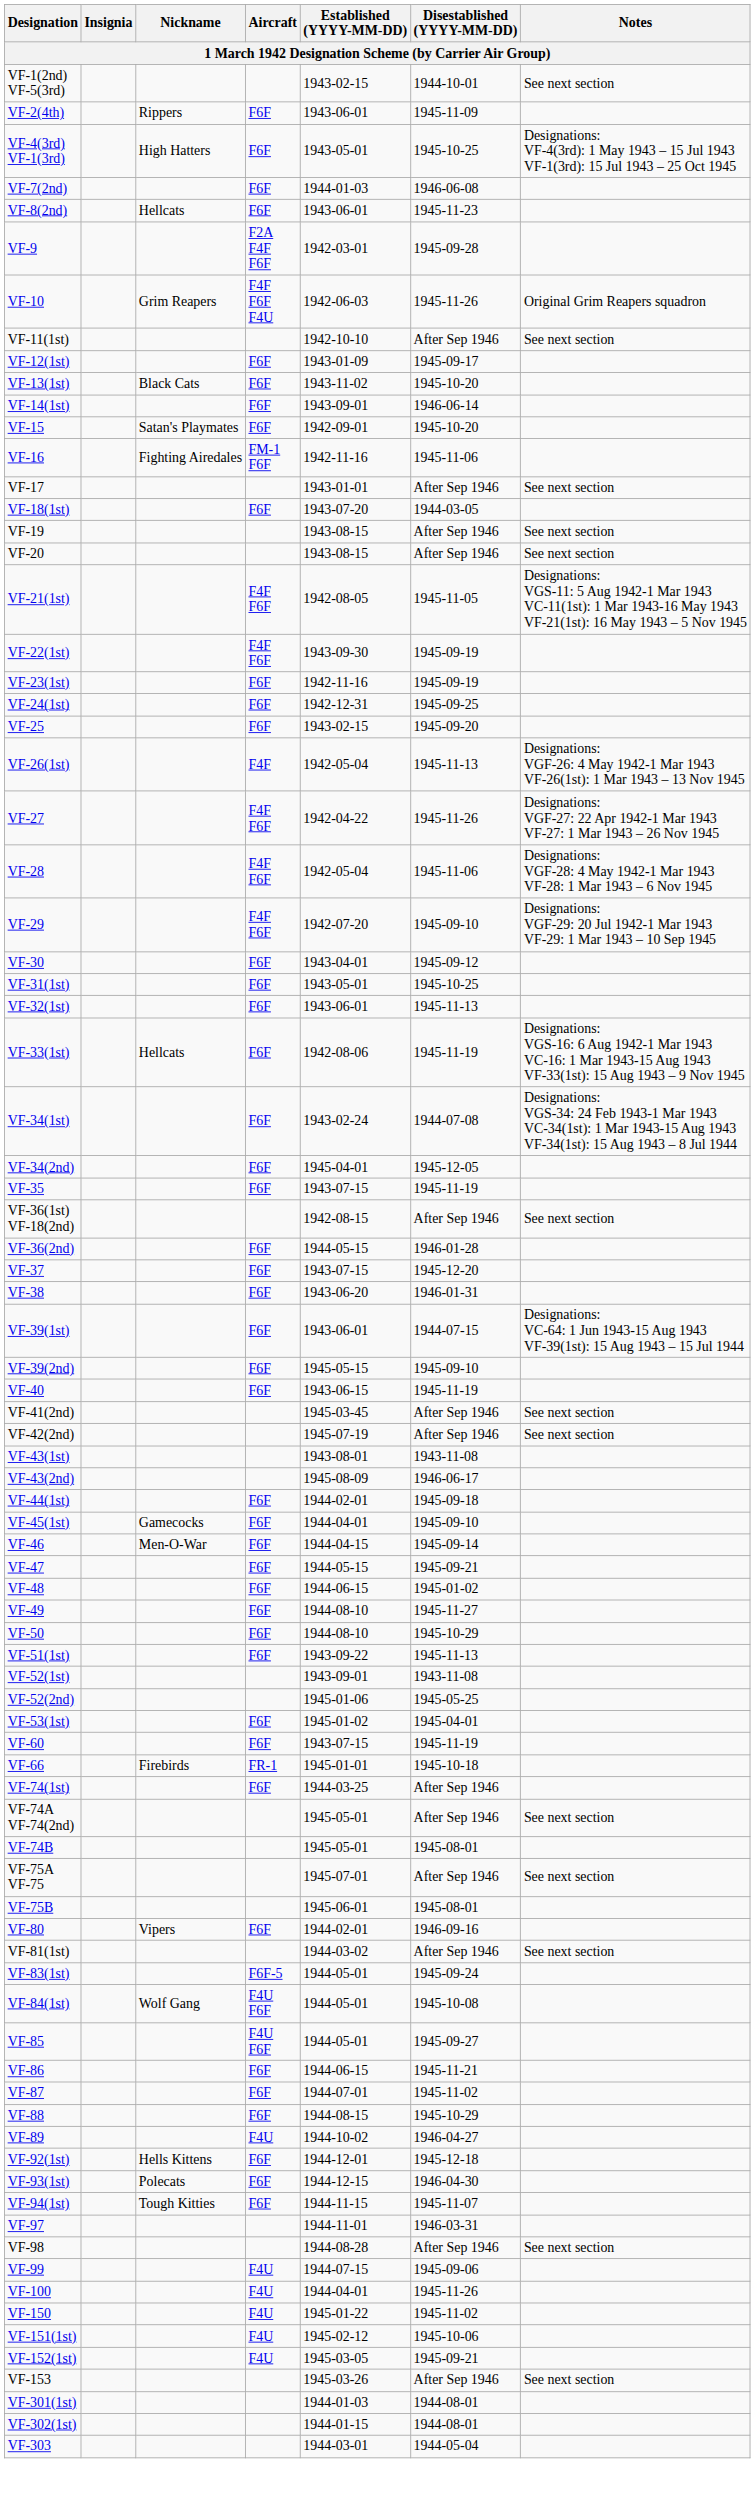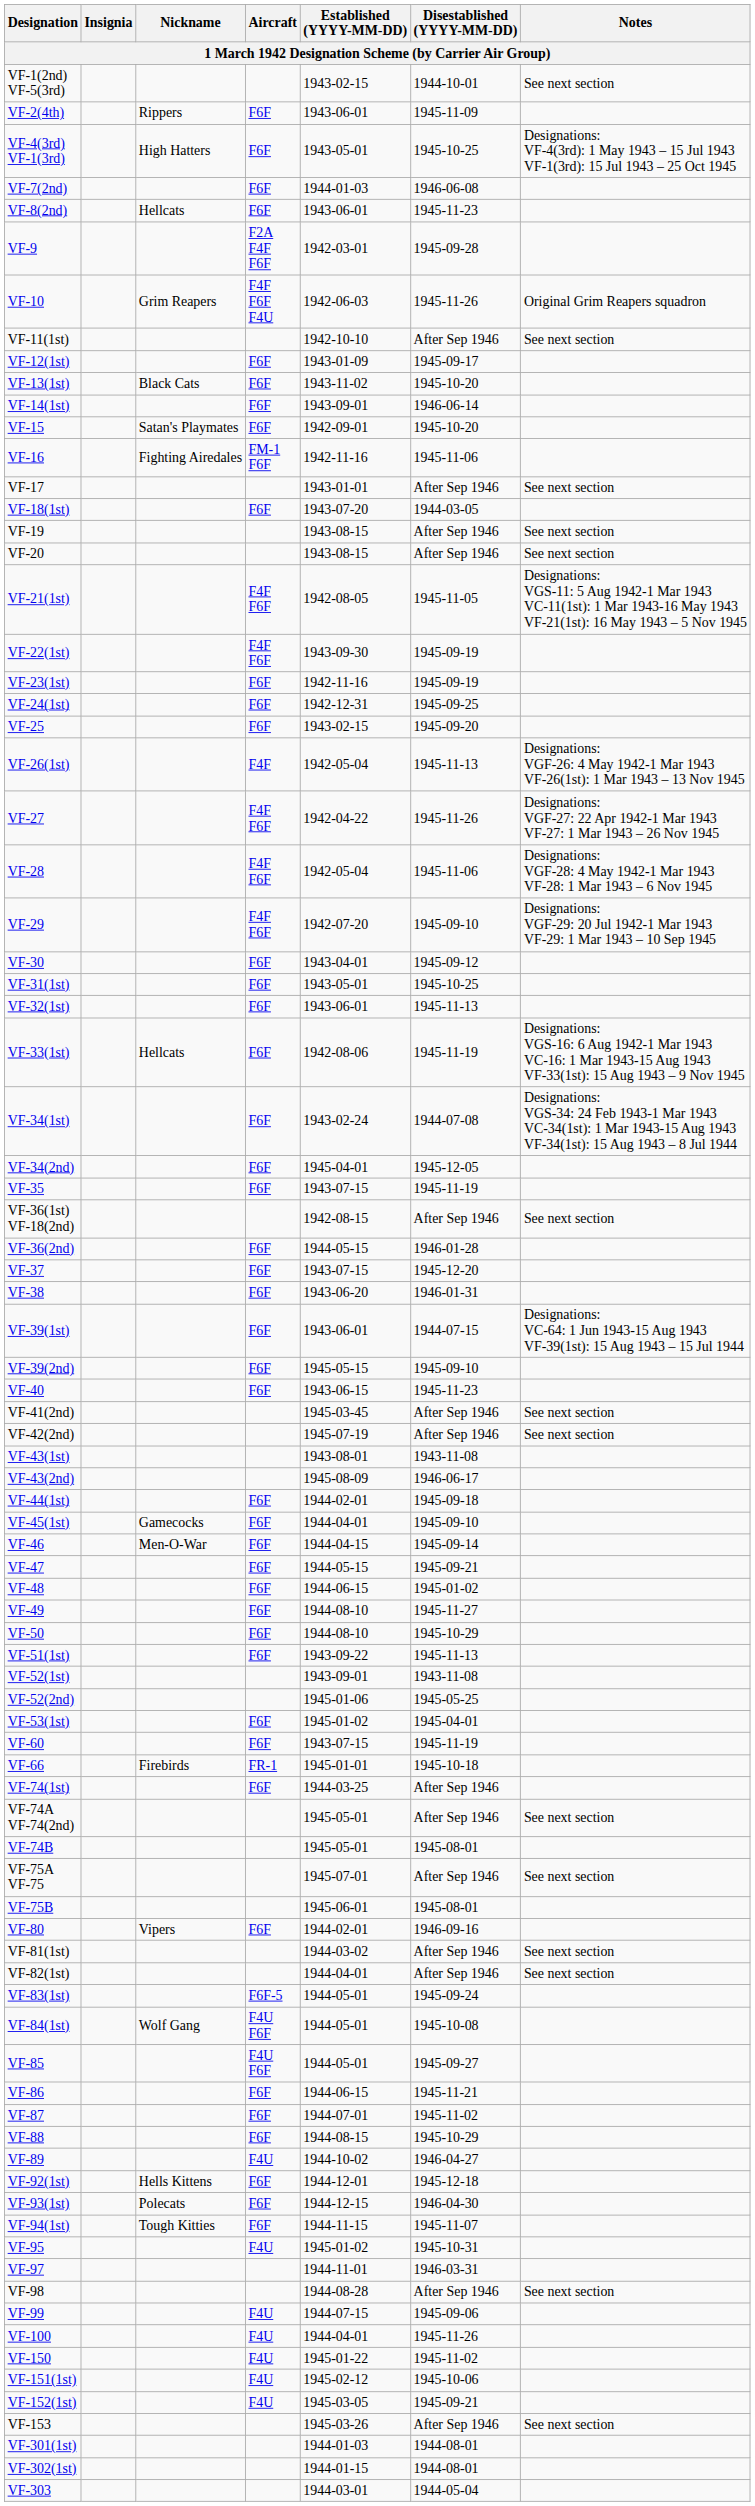(446, 1390) 1945-11-19 -> (446, 1390) 1945-11-23
+ row: (39, 1973)
+ row: (26, 2247)
